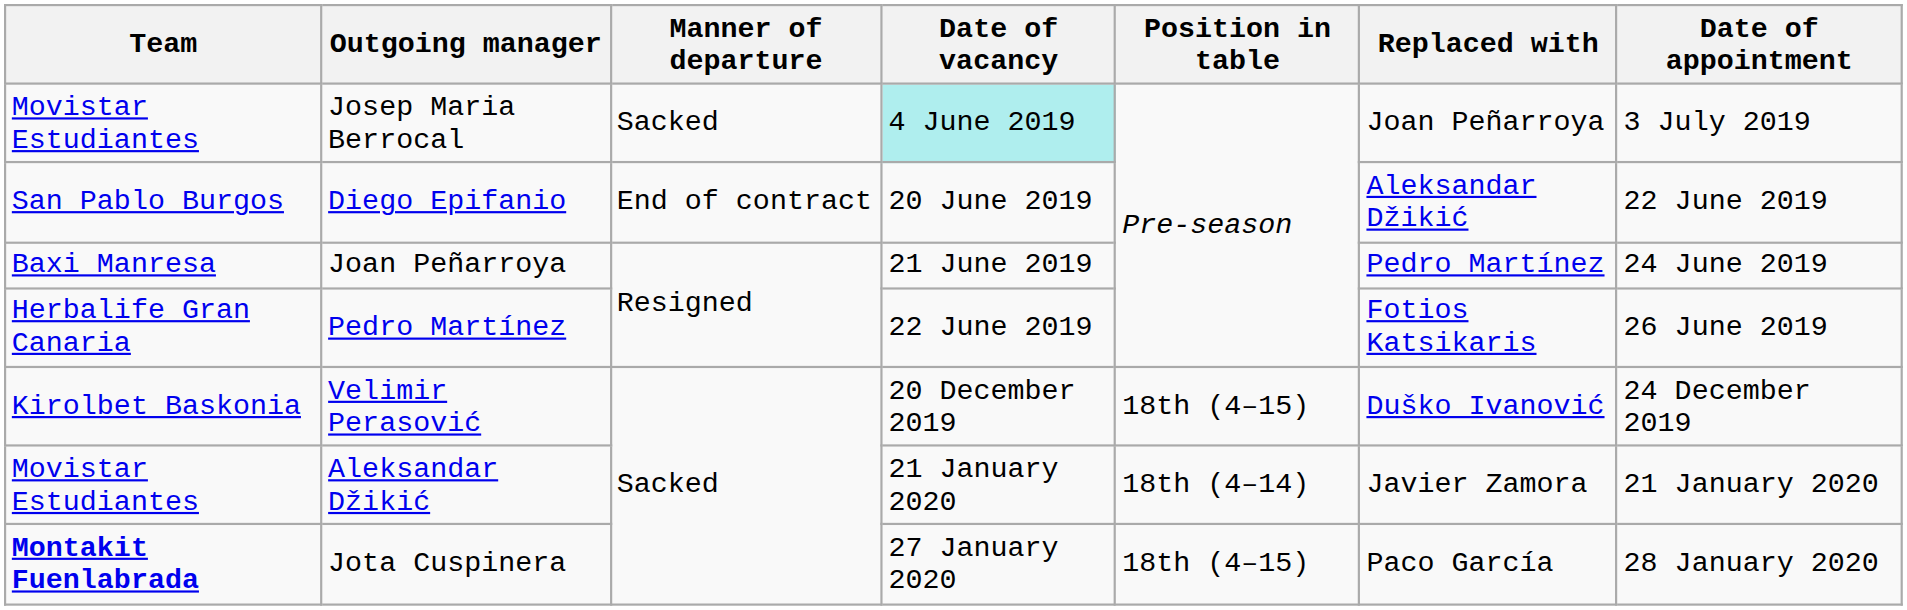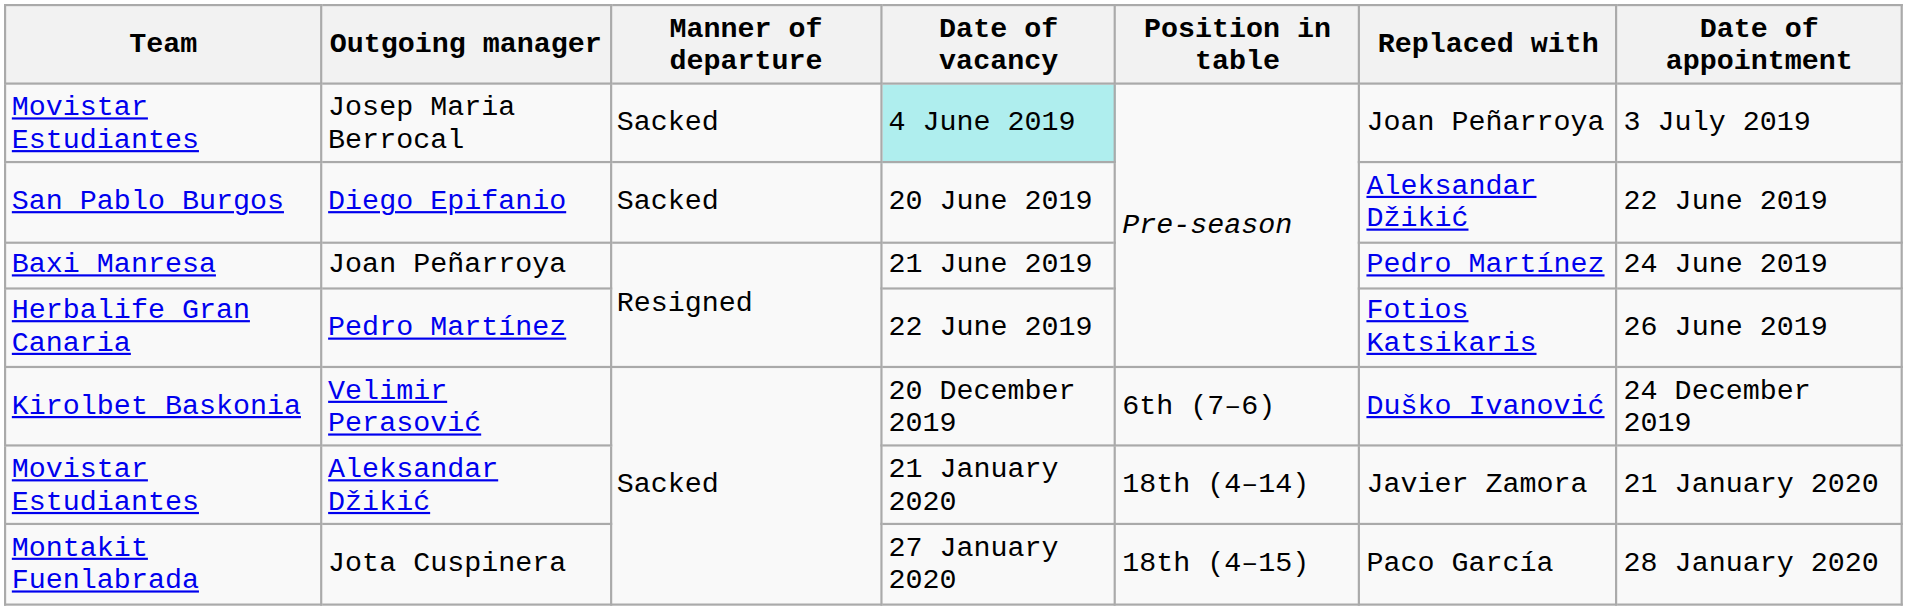(744, 202) End of contract -> (668, 202) Sacked
(1216, 406) 18th (4–15) -> (1199, 406) 6th (7–6)
(105, 564) bold -> (105, 564) normal
